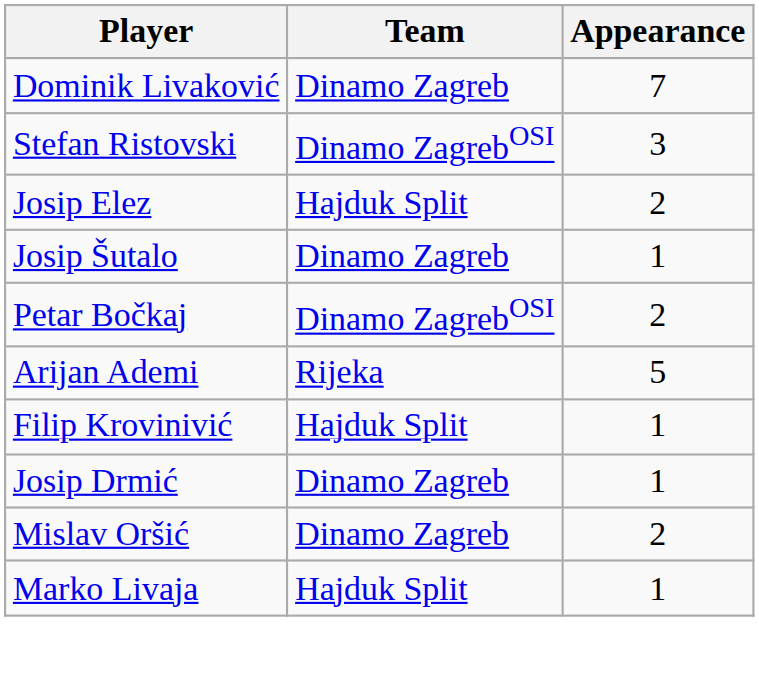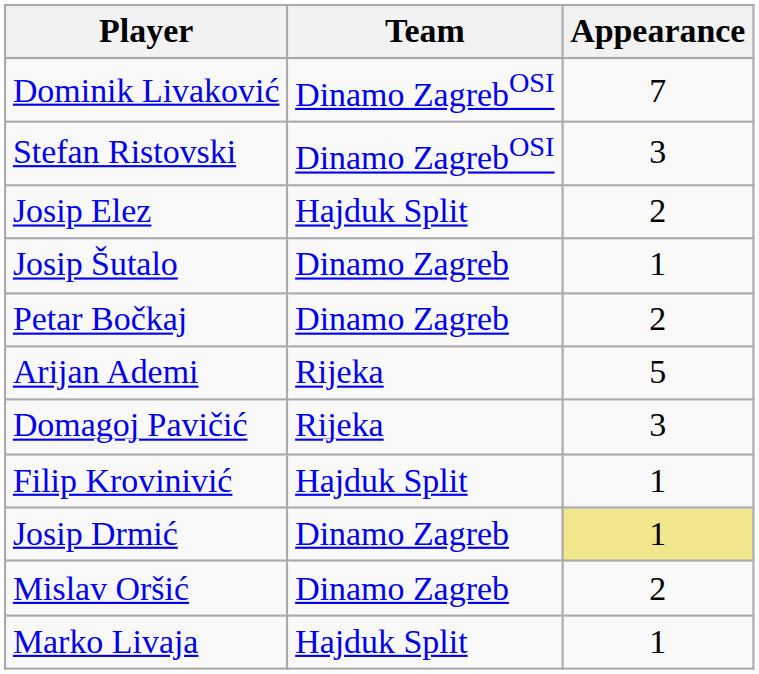(402, 85) Dinamo Zagreb -> (425, 89) Dinamo ZagrebOSI
(425, 314) Dinamo ZagrebOSI -> (402, 318) Dinamo Zagreb
+ row: (130, 426)
(658, 480) no background -> (658, 533) khaki background
